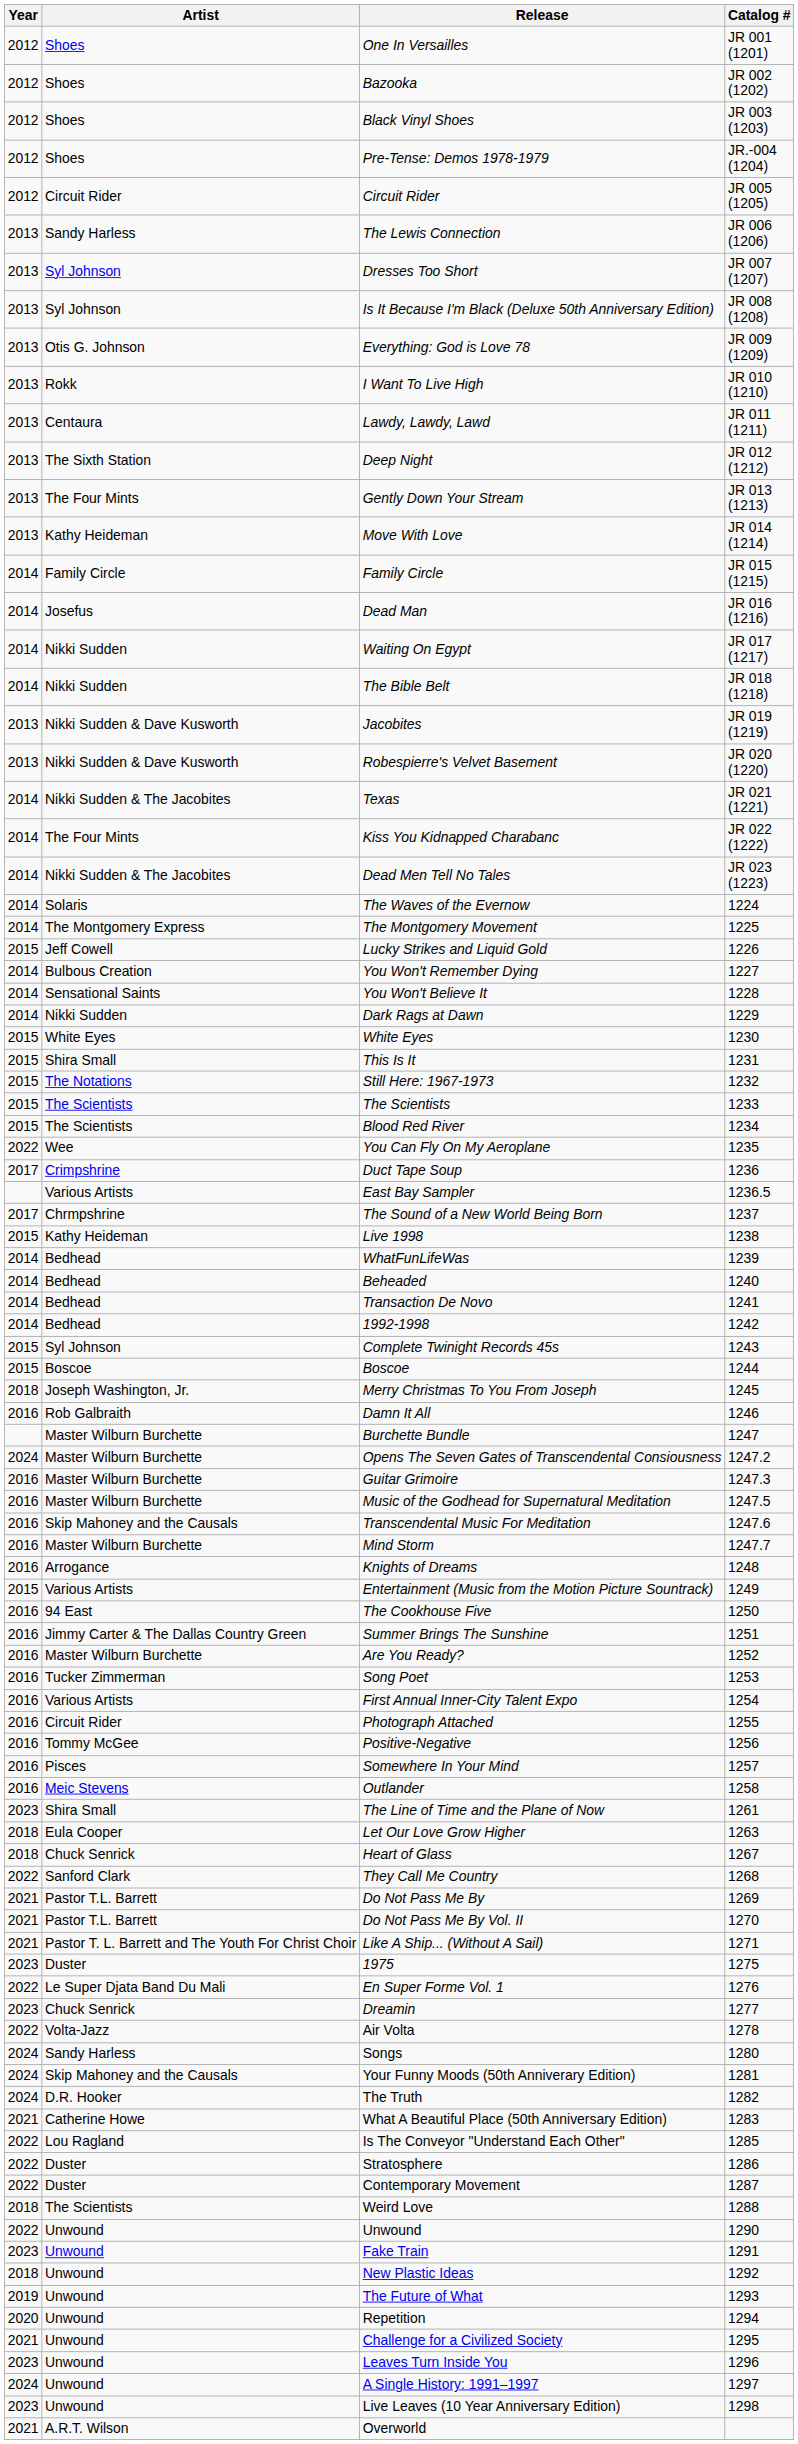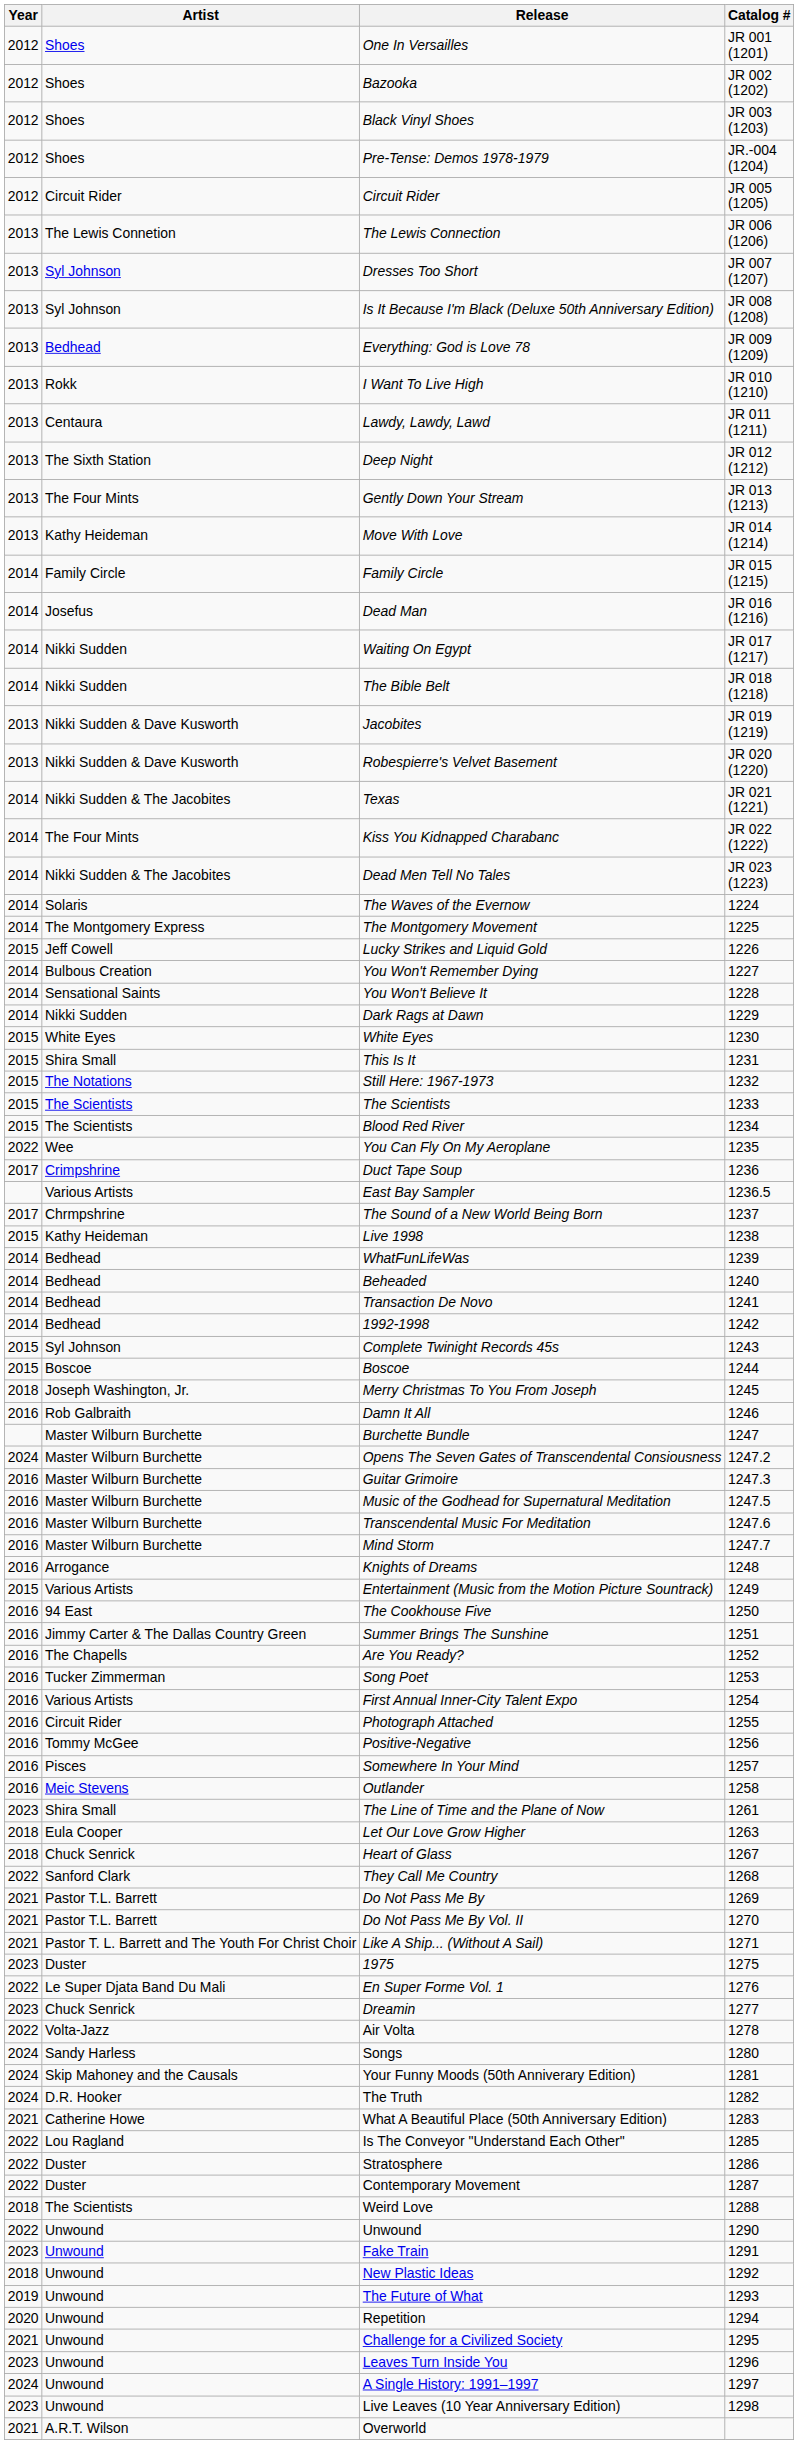(90, 234) Sandy Harless -> (110, 234) The Lewis Connetion
(95, 347) Otis G. Johnson -> (73, 347) Bedhead
(141, 1523) Skip Mahoney and the Causals -> (124, 1523) Master Wilburn Burchette
(124, 1656) Master Wilburn Burchette -> (86, 1656) The Chapells
